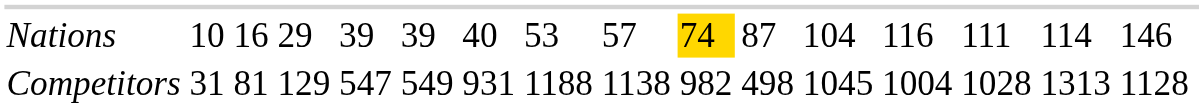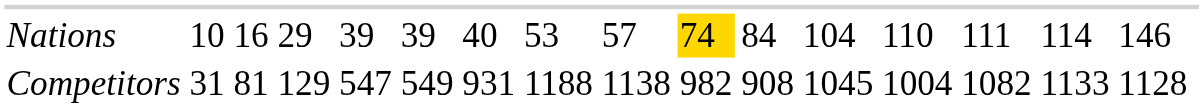(759, 34) 87 -> (759, 34) 84
(908, 34) 116 -> (908, 34) 110
(768, 83) 498 -> (768, 83) 908
(996, 83) 1028 -> (996, 83) 1082
(1076, 83) 1313 -> (1075, 83) 1133
